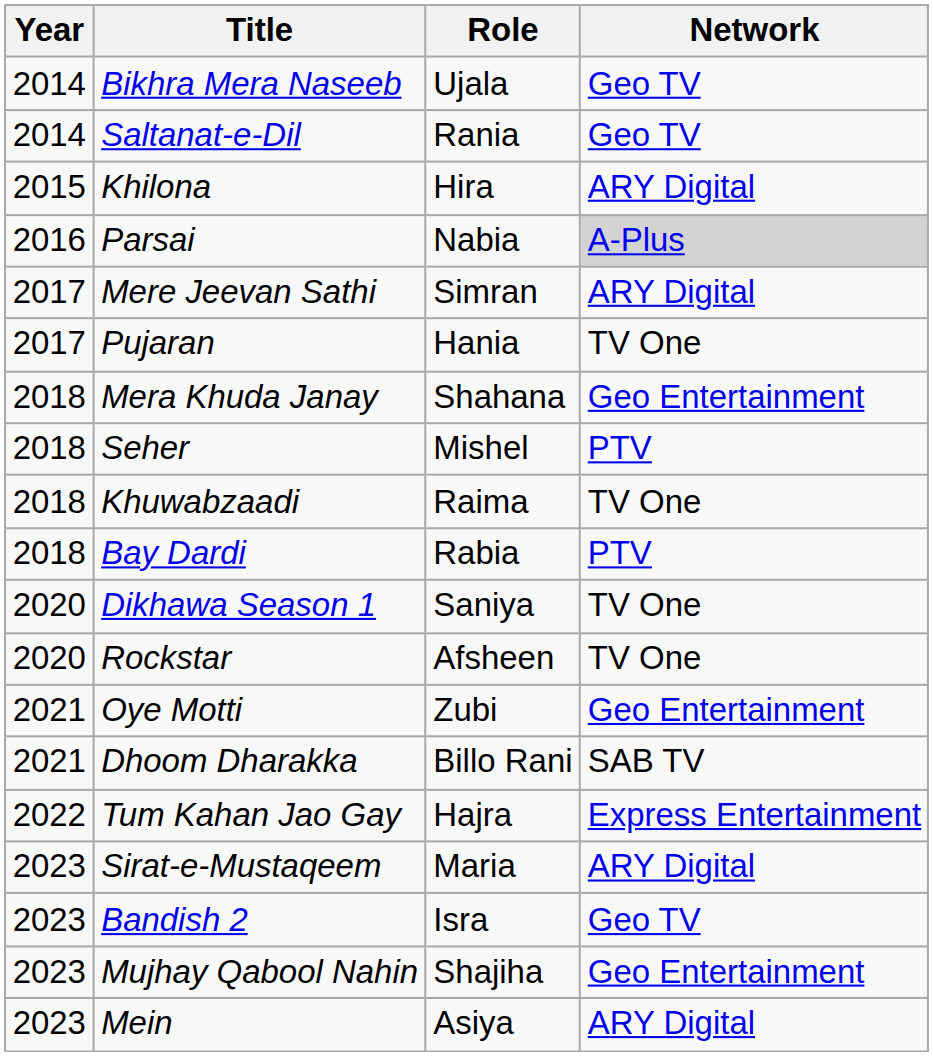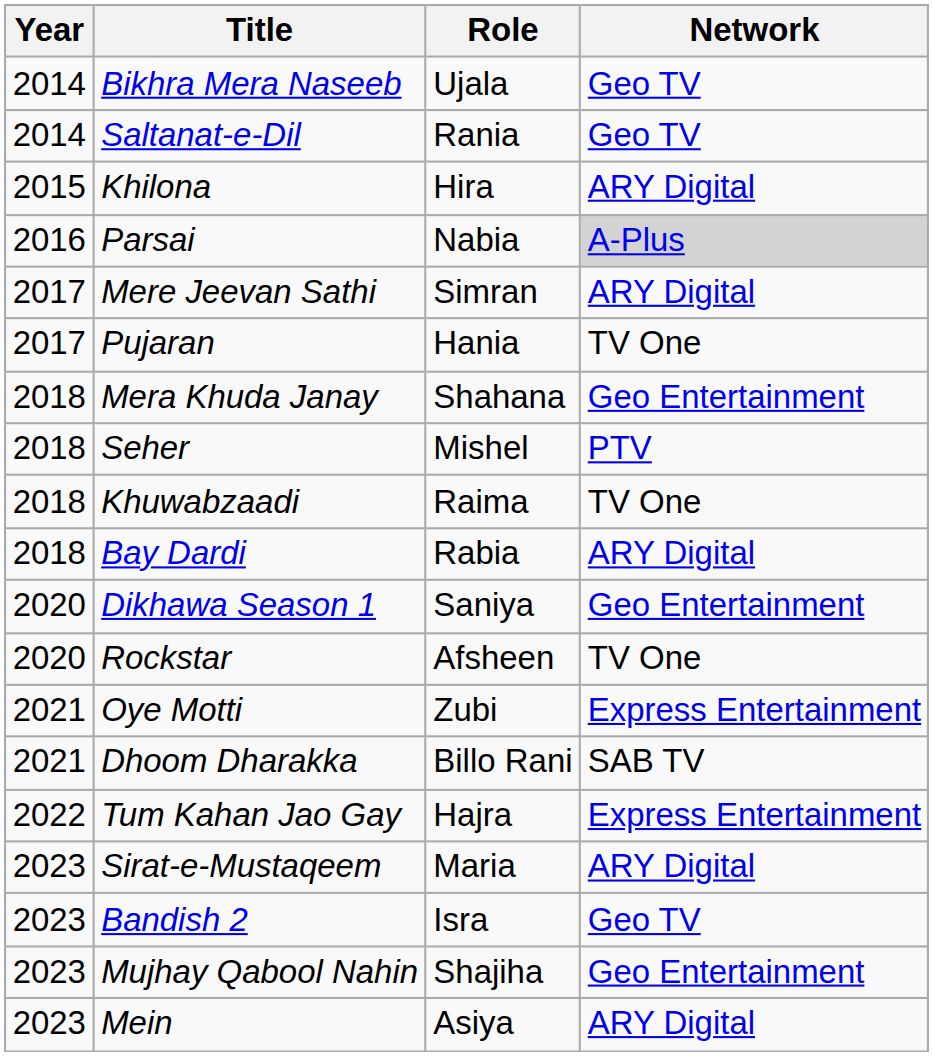(620, 553) PTV -> (671, 553) ARY Digital
(645, 605) TV One -> (726, 605) Geo Entertainment
(726, 710) Geo Entertainment -> (754, 710) Express Entertainment
